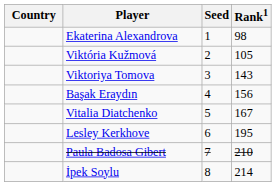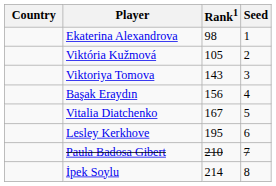columns swapped: (251, 15) <-> (217, 15)
